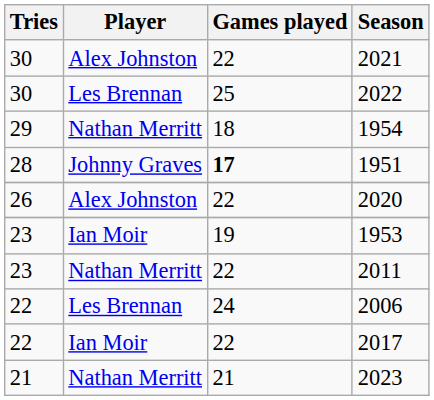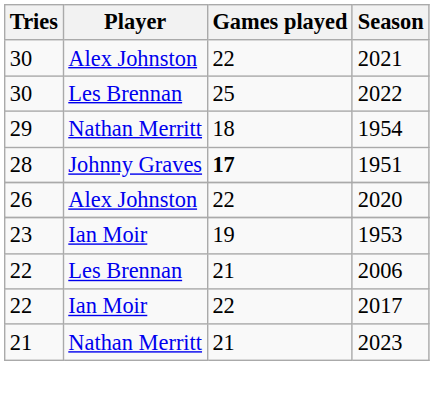- row: (380, 270)
(224, 306) 24 -> (224, 270) 21
